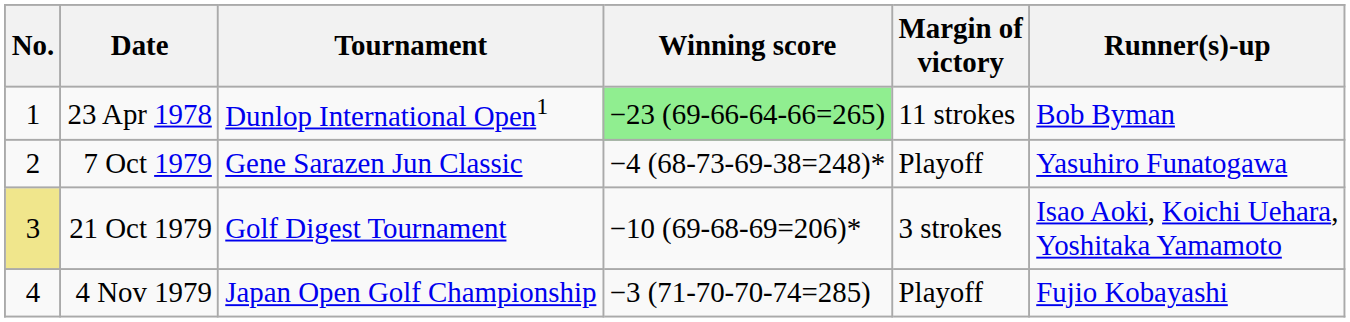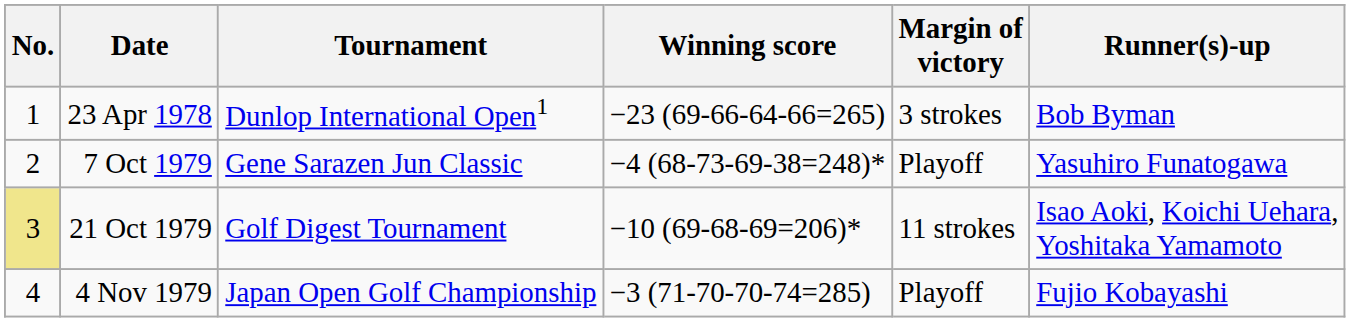(747, 113) lightgreen background -> (747, 113) no background
(957, 113) 11 strokes -> (950, 113) 3 strokes
(950, 228) 3 strokes -> (957, 228) 11 strokes
